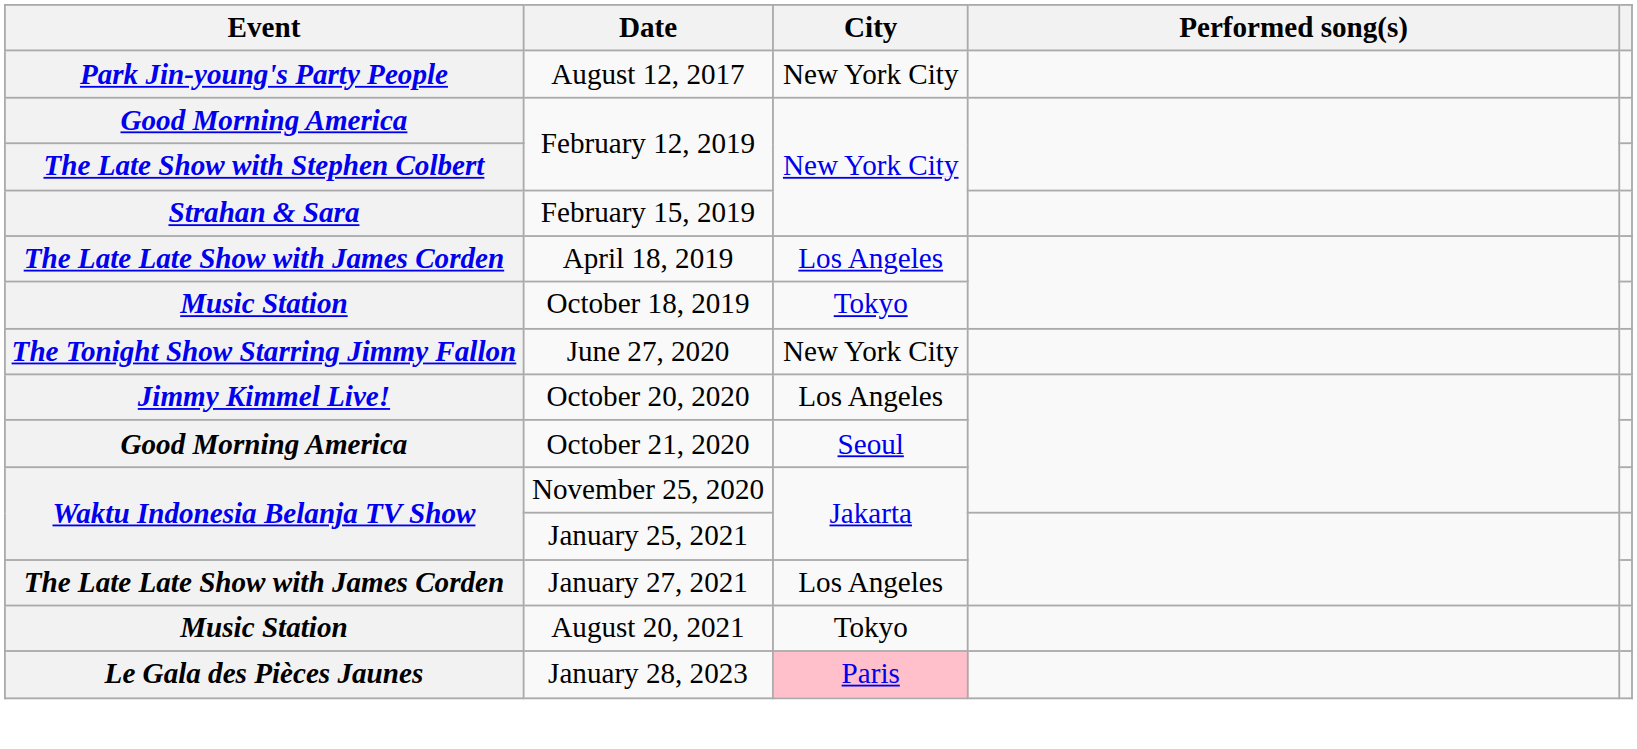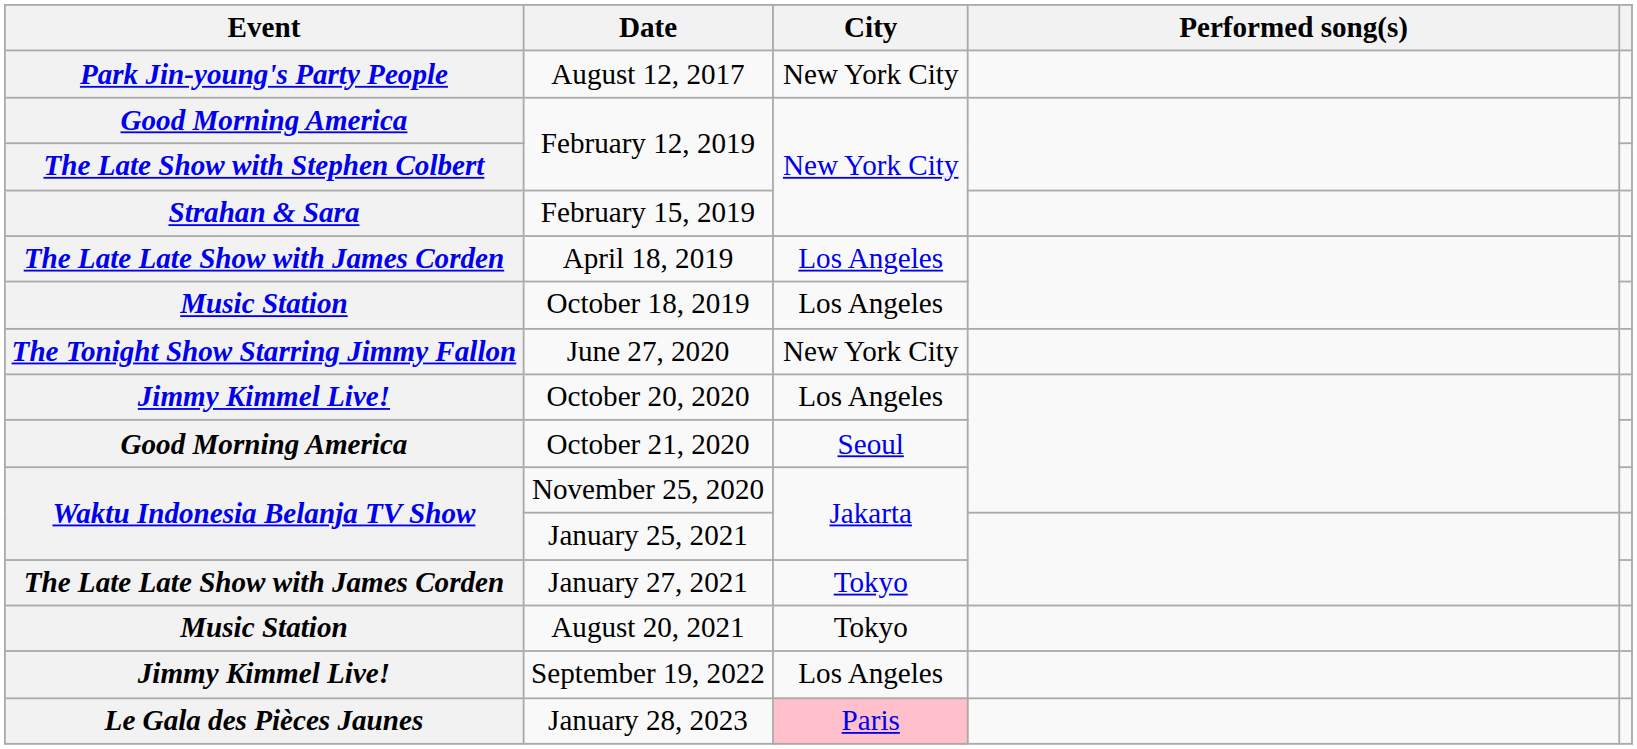(871, 304) Tokyo -> (871, 304) Los Angeles
(871, 581) Los Angeles -> (871, 581) Tokyo
+ row: (264, 674)
